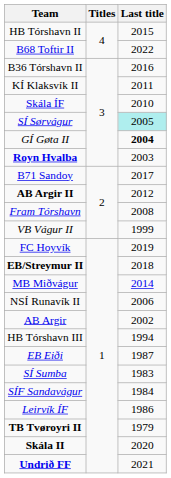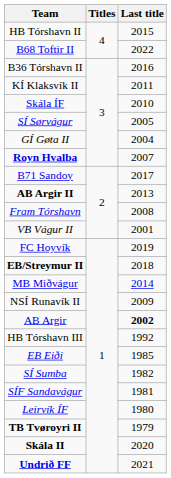(142, 121) paleturquoise background -> (142, 121) no background
(142, 139) bold -> (142, 139) normal
(142, 157) 2003 -> (142, 157) 2007
(142, 193) 2012 -> (142, 193) 2013
(142, 229) 1999 -> (142, 229) 2001
(142, 301) 2006 -> (142, 301) 2009
(142, 319) normal -> (142, 319) bold
(142, 337) 1994 -> (142, 337) 1992
(142, 355) 1987 -> (142, 355) 1985
(142, 373) 1983 -> (142, 373) 1982
(142, 391) 1984 -> (142, 391) 1981
(142, 409) 1986 -> (142, 409) 1980
